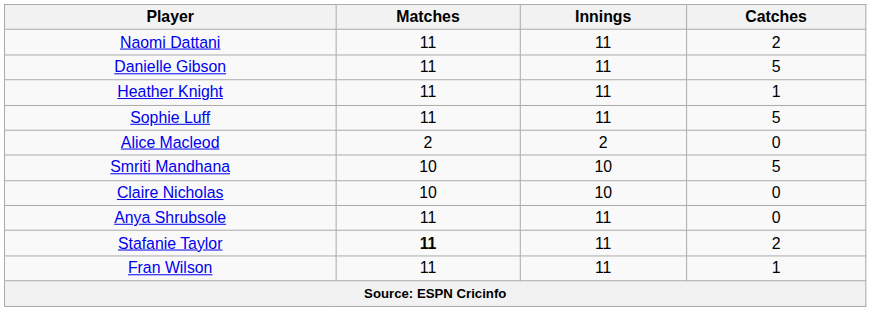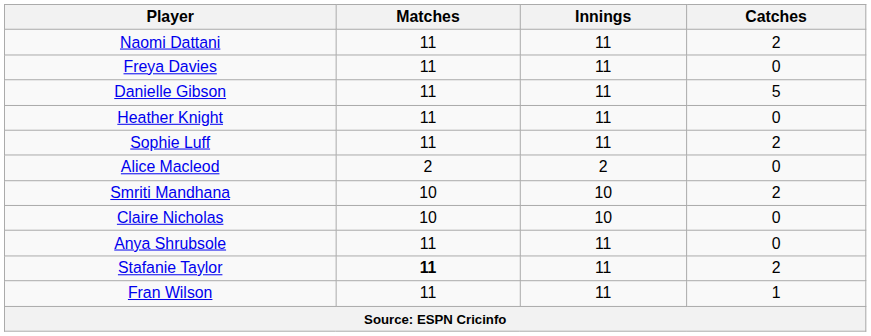+ row: (170, 67)
(776, 92) 1 -> (776, 117) 0
(776, 117) 5 -> (776, 142) 2
(776, 167) 5 -> (776, 192) 2
